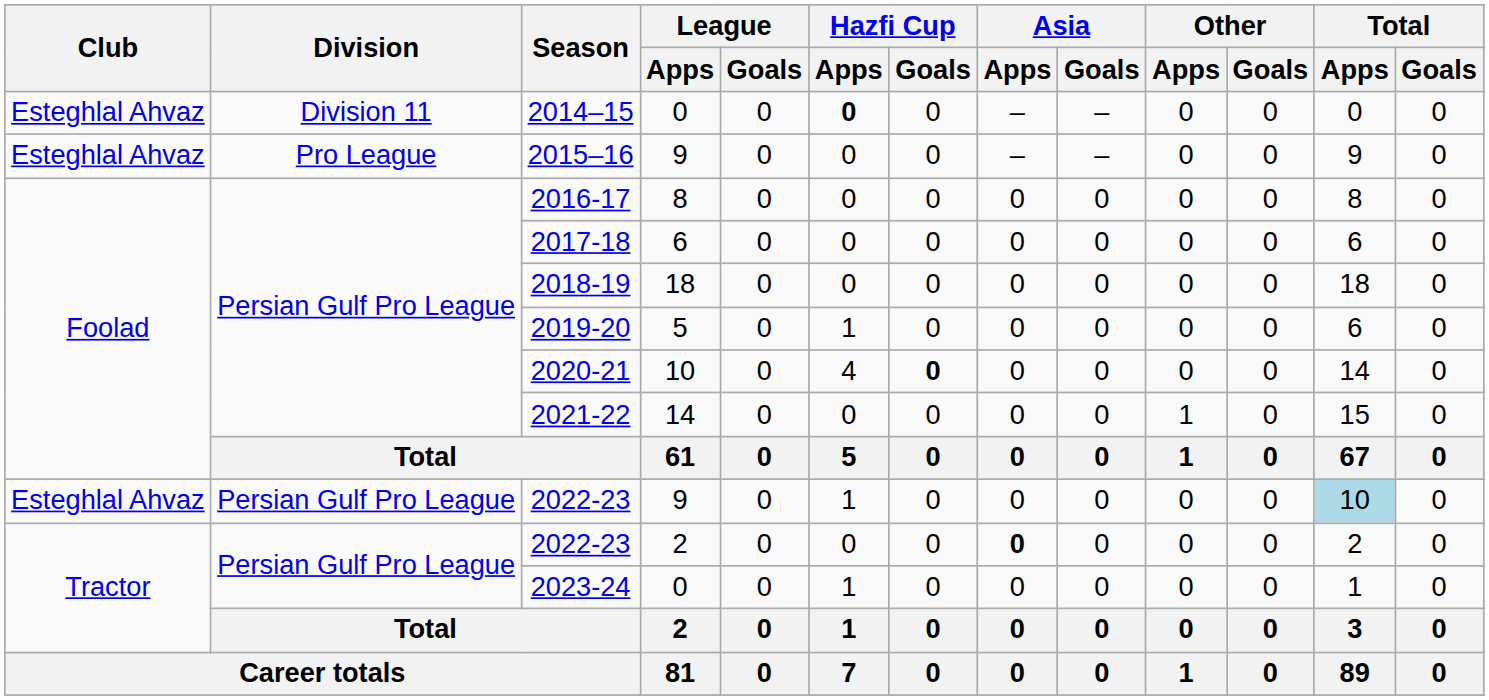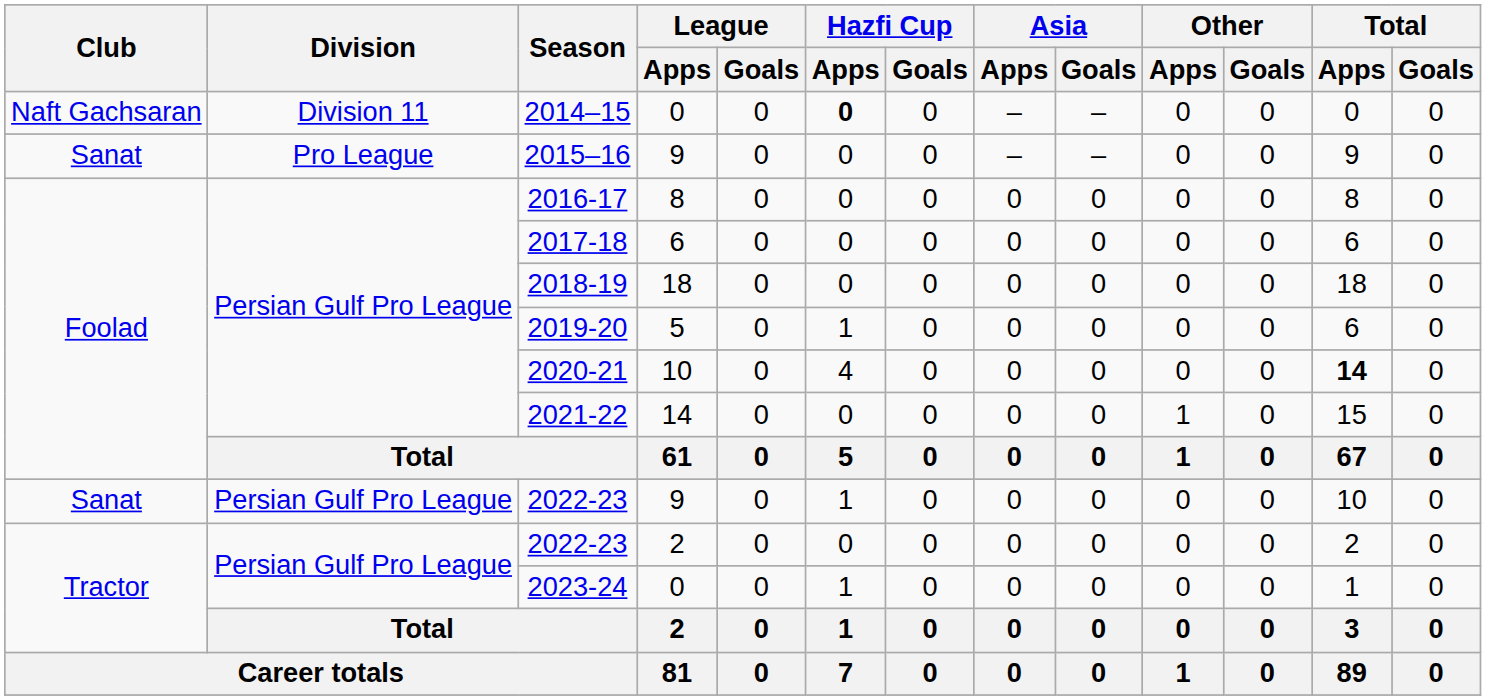(108, 112) Esteghlal Ahvaz -> (106, 112) Naft Gachsaran
(108, 155) Esteghlal Ahvaz -> (106, 155) Sanat
(933, 371) bold -> (930, 371) normal
(1355, 371) normal -> (1352, 371) bold
(108, 500) Esteghlal Ahvaz -> (106, 500) Sanat
(1355, 500) lightblue background -> (1352, 500) no background
(1017, 543) bold -> (1014, 543) normal
